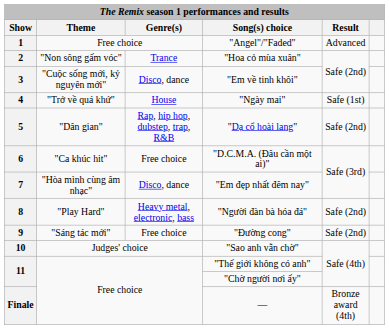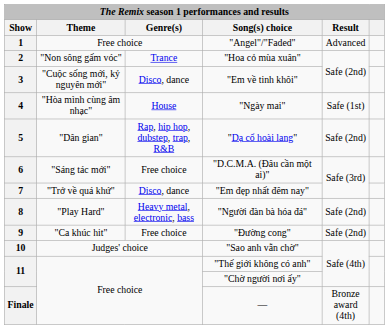(81, 100) "Trở về quá khứ" -> (81, 106) "Hòa mình cùng âm nhạc"
(81, 159) "Ca khúc hit" -> (81, 170) "Sáng tác mới"
(81, 185) "Hòa mình cùng âm nhạc" -> (81, 190) "Trở về quá khứ"
(81, 232) "Sáng tác mới" -> (81, 232) "Ca khúc hit"
